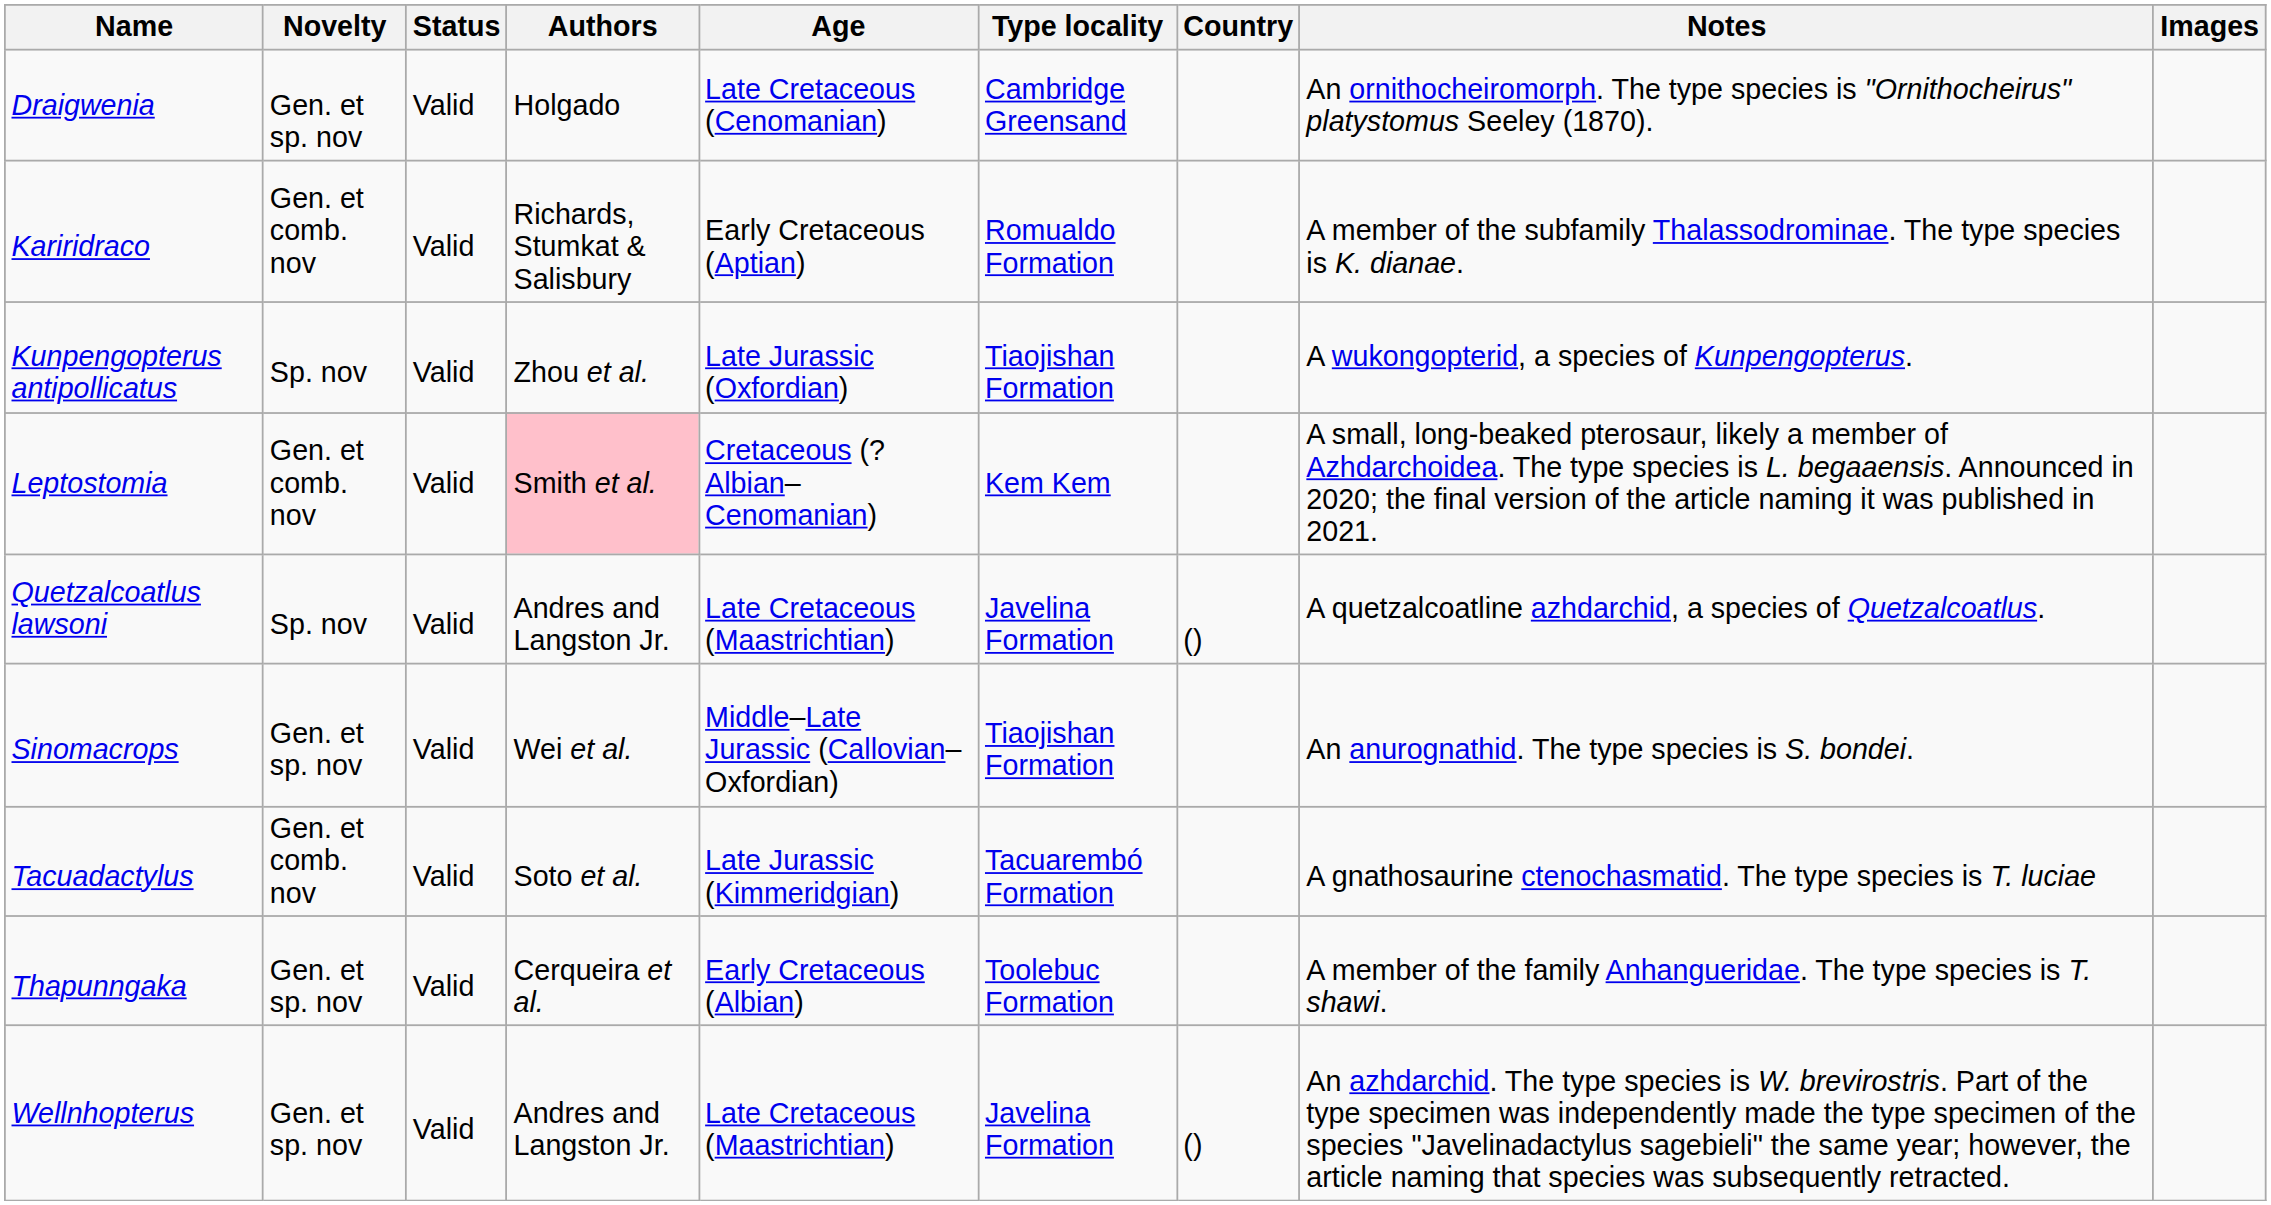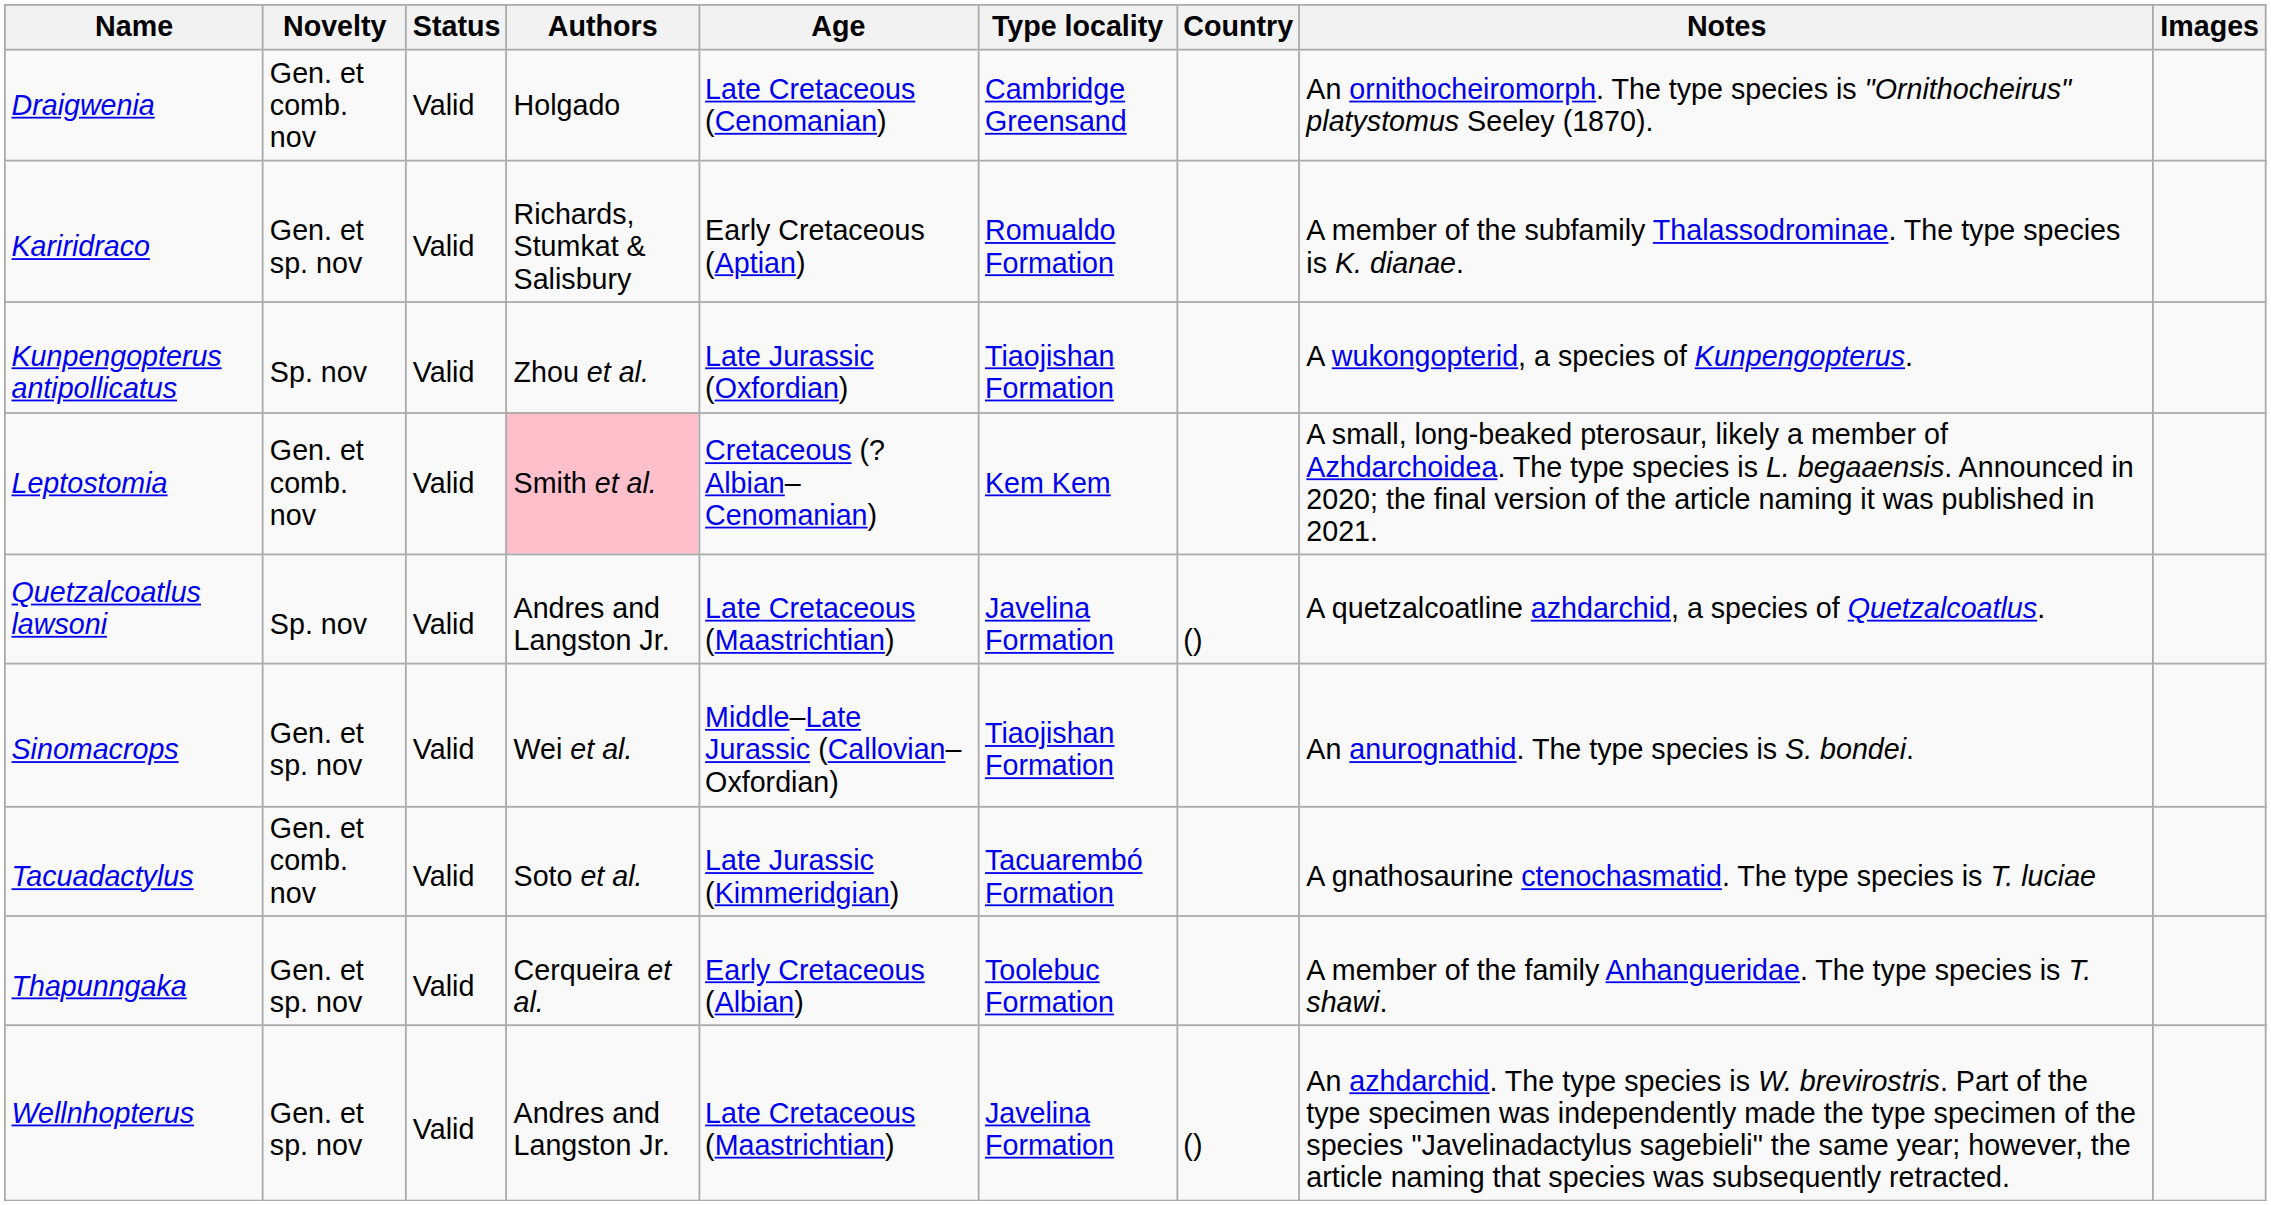(317, 120) Gen. et sp. nov -> (317, 104) Gen. et comb. nov
(317, 230) Gen. et comb. nov -> (317, 246) Gen. et sp. nov
